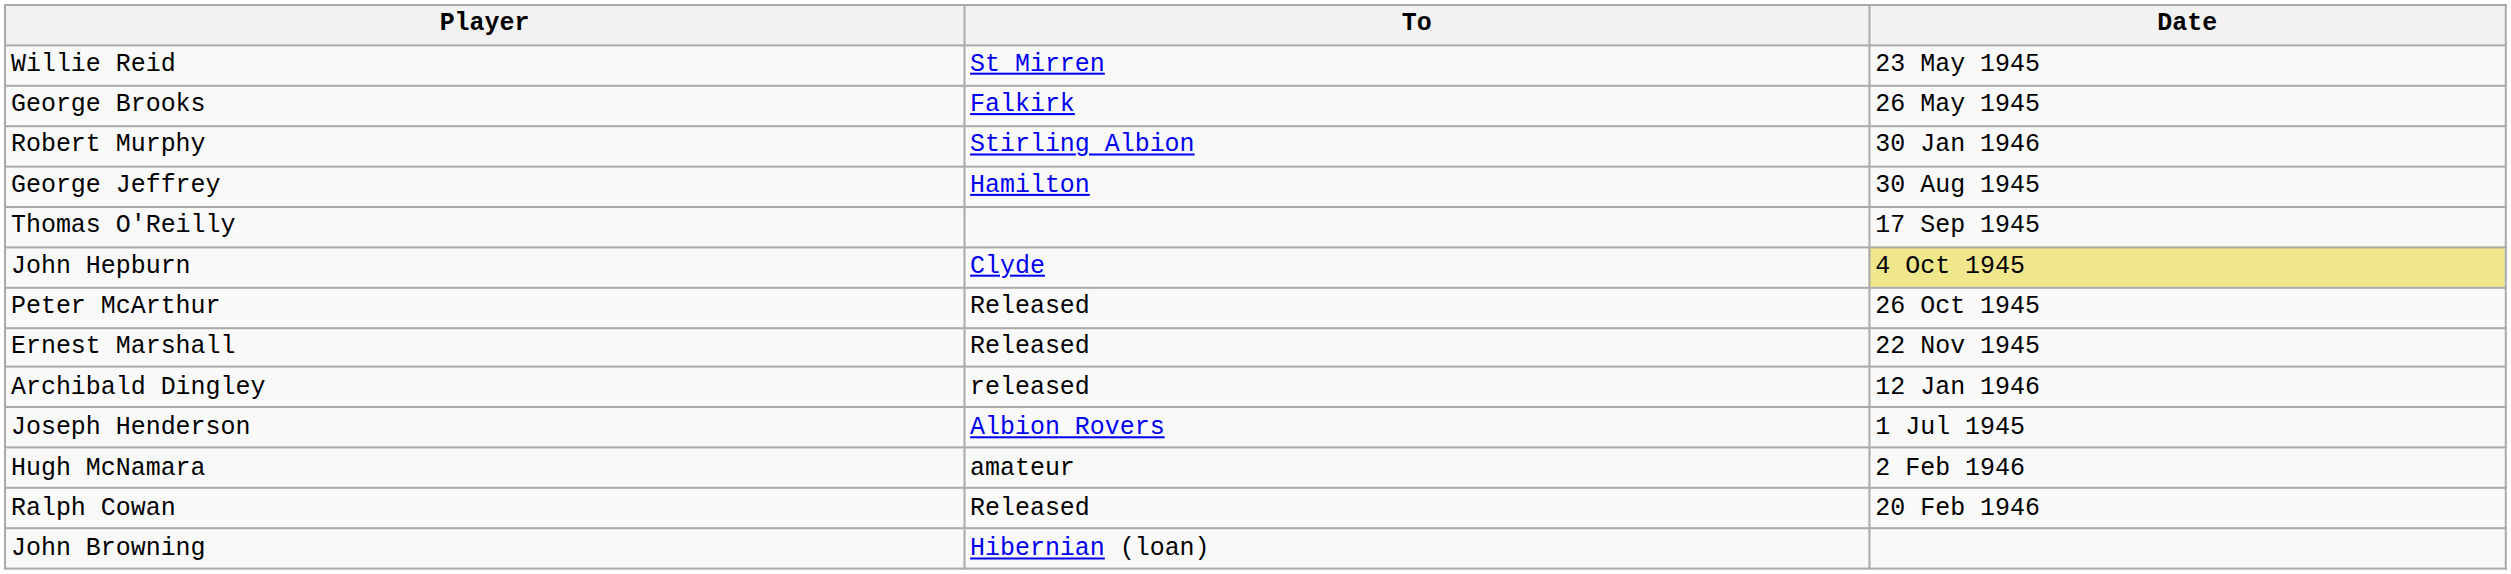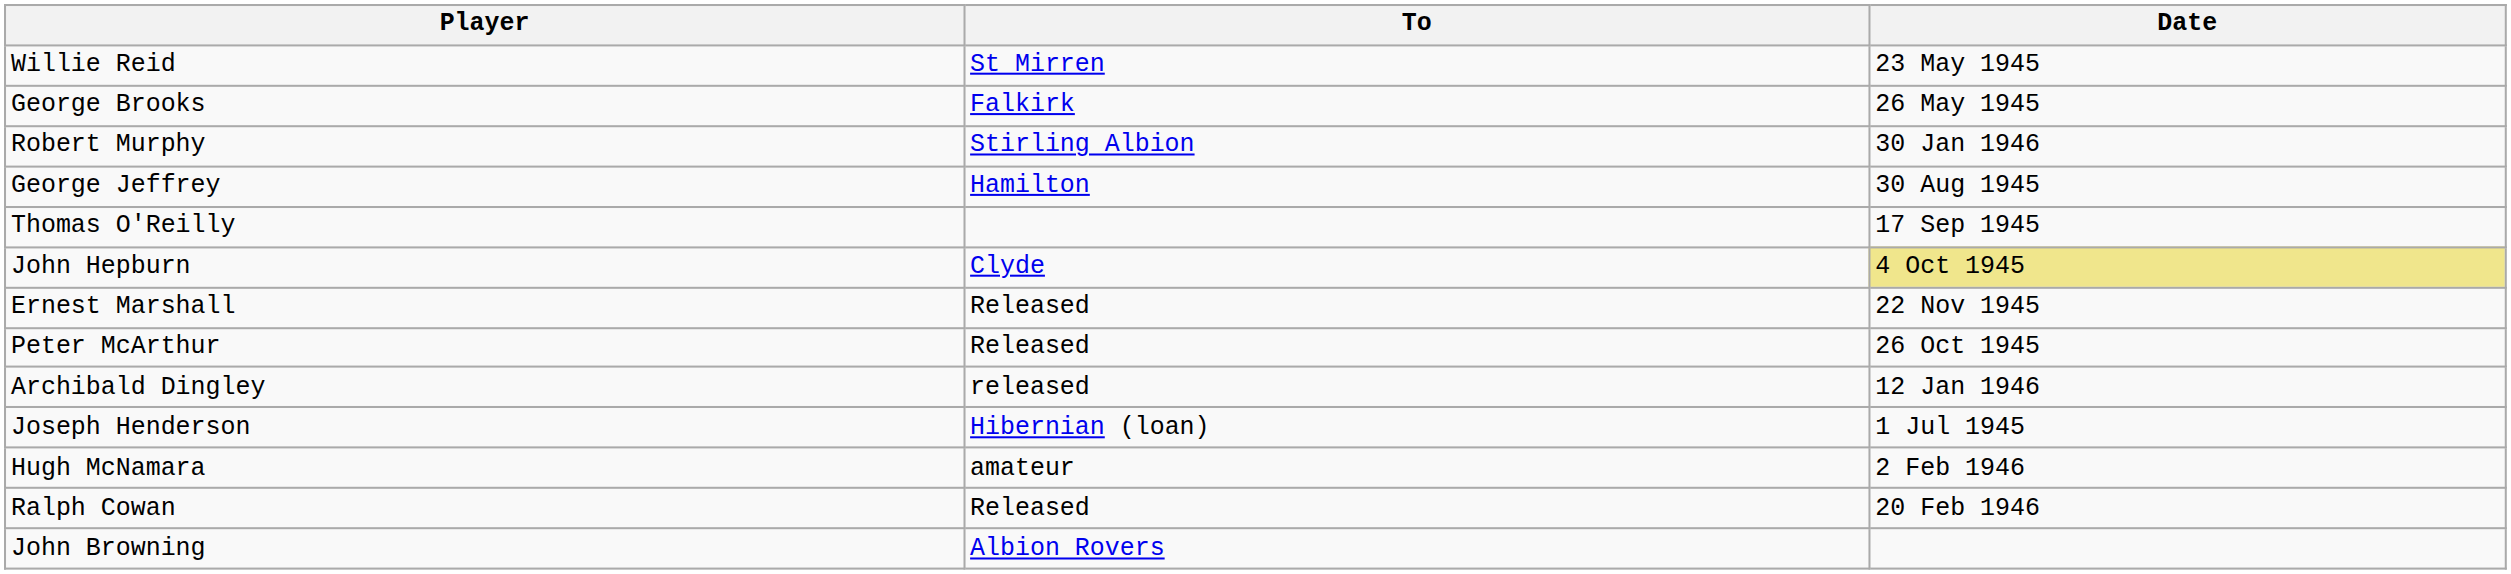rows swapped: (116, 307) <-> (123, 348)
(1067, 428) Albion Rovers -> (1090, 428) Hibernian (loan)
(1090, 549) Hibernian (loan) -> (1067, 549) Albion Rovers
